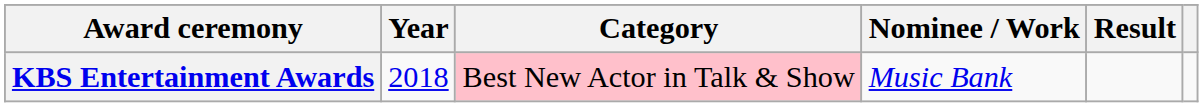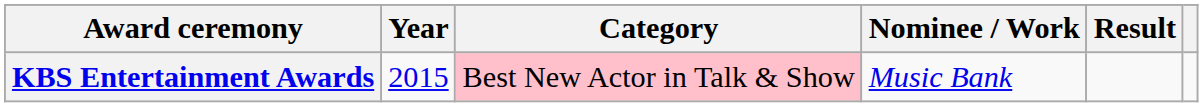(418, 76) 2018 -> (418, 76) 2015
